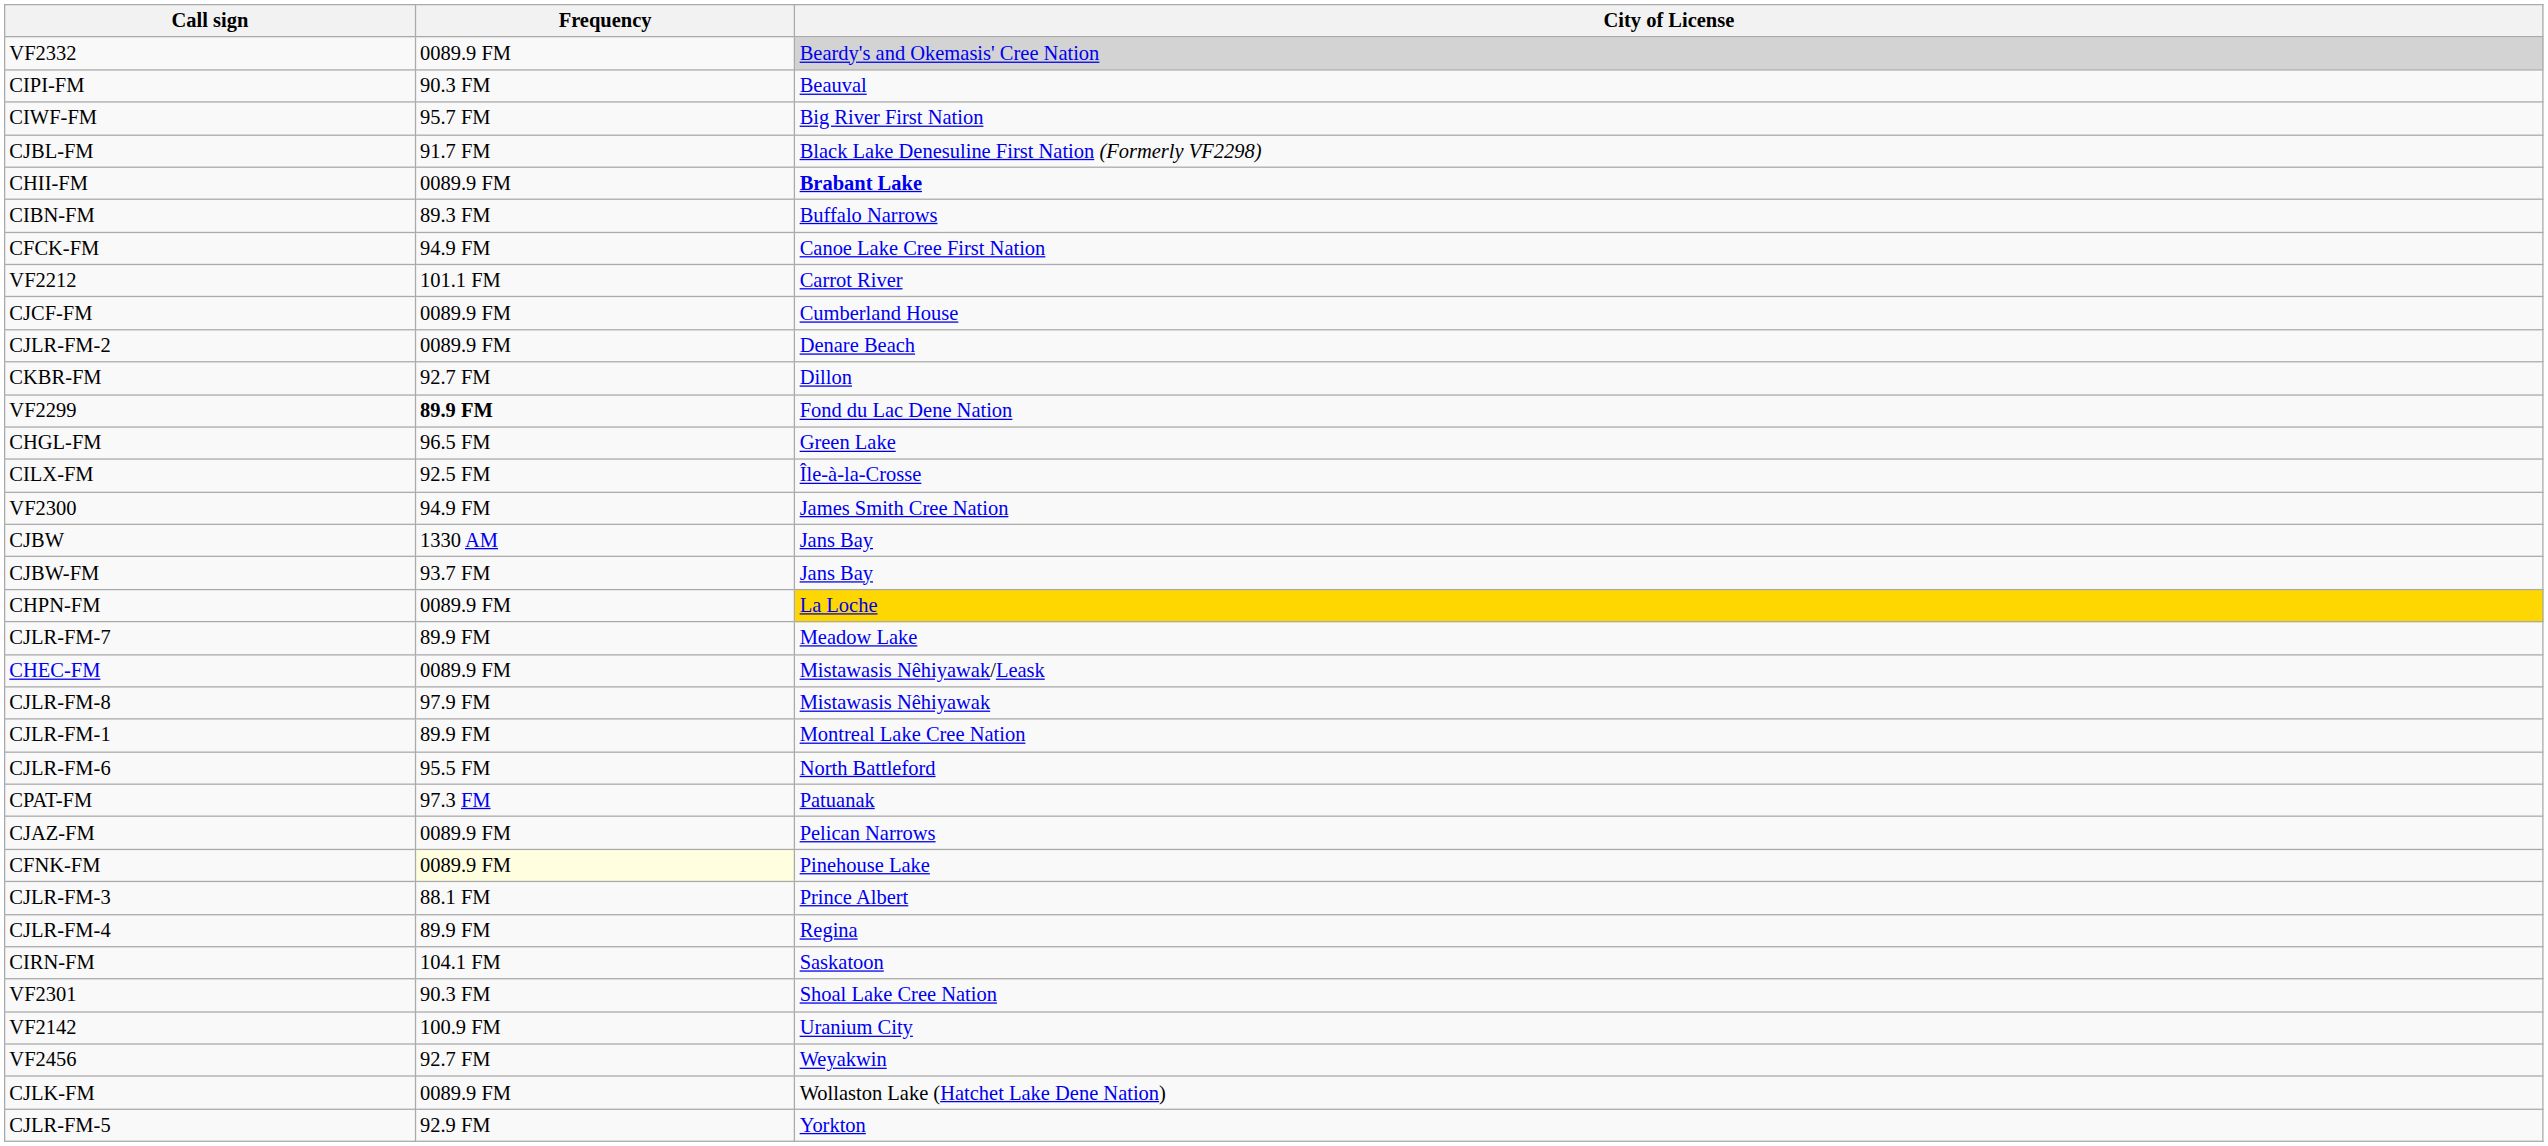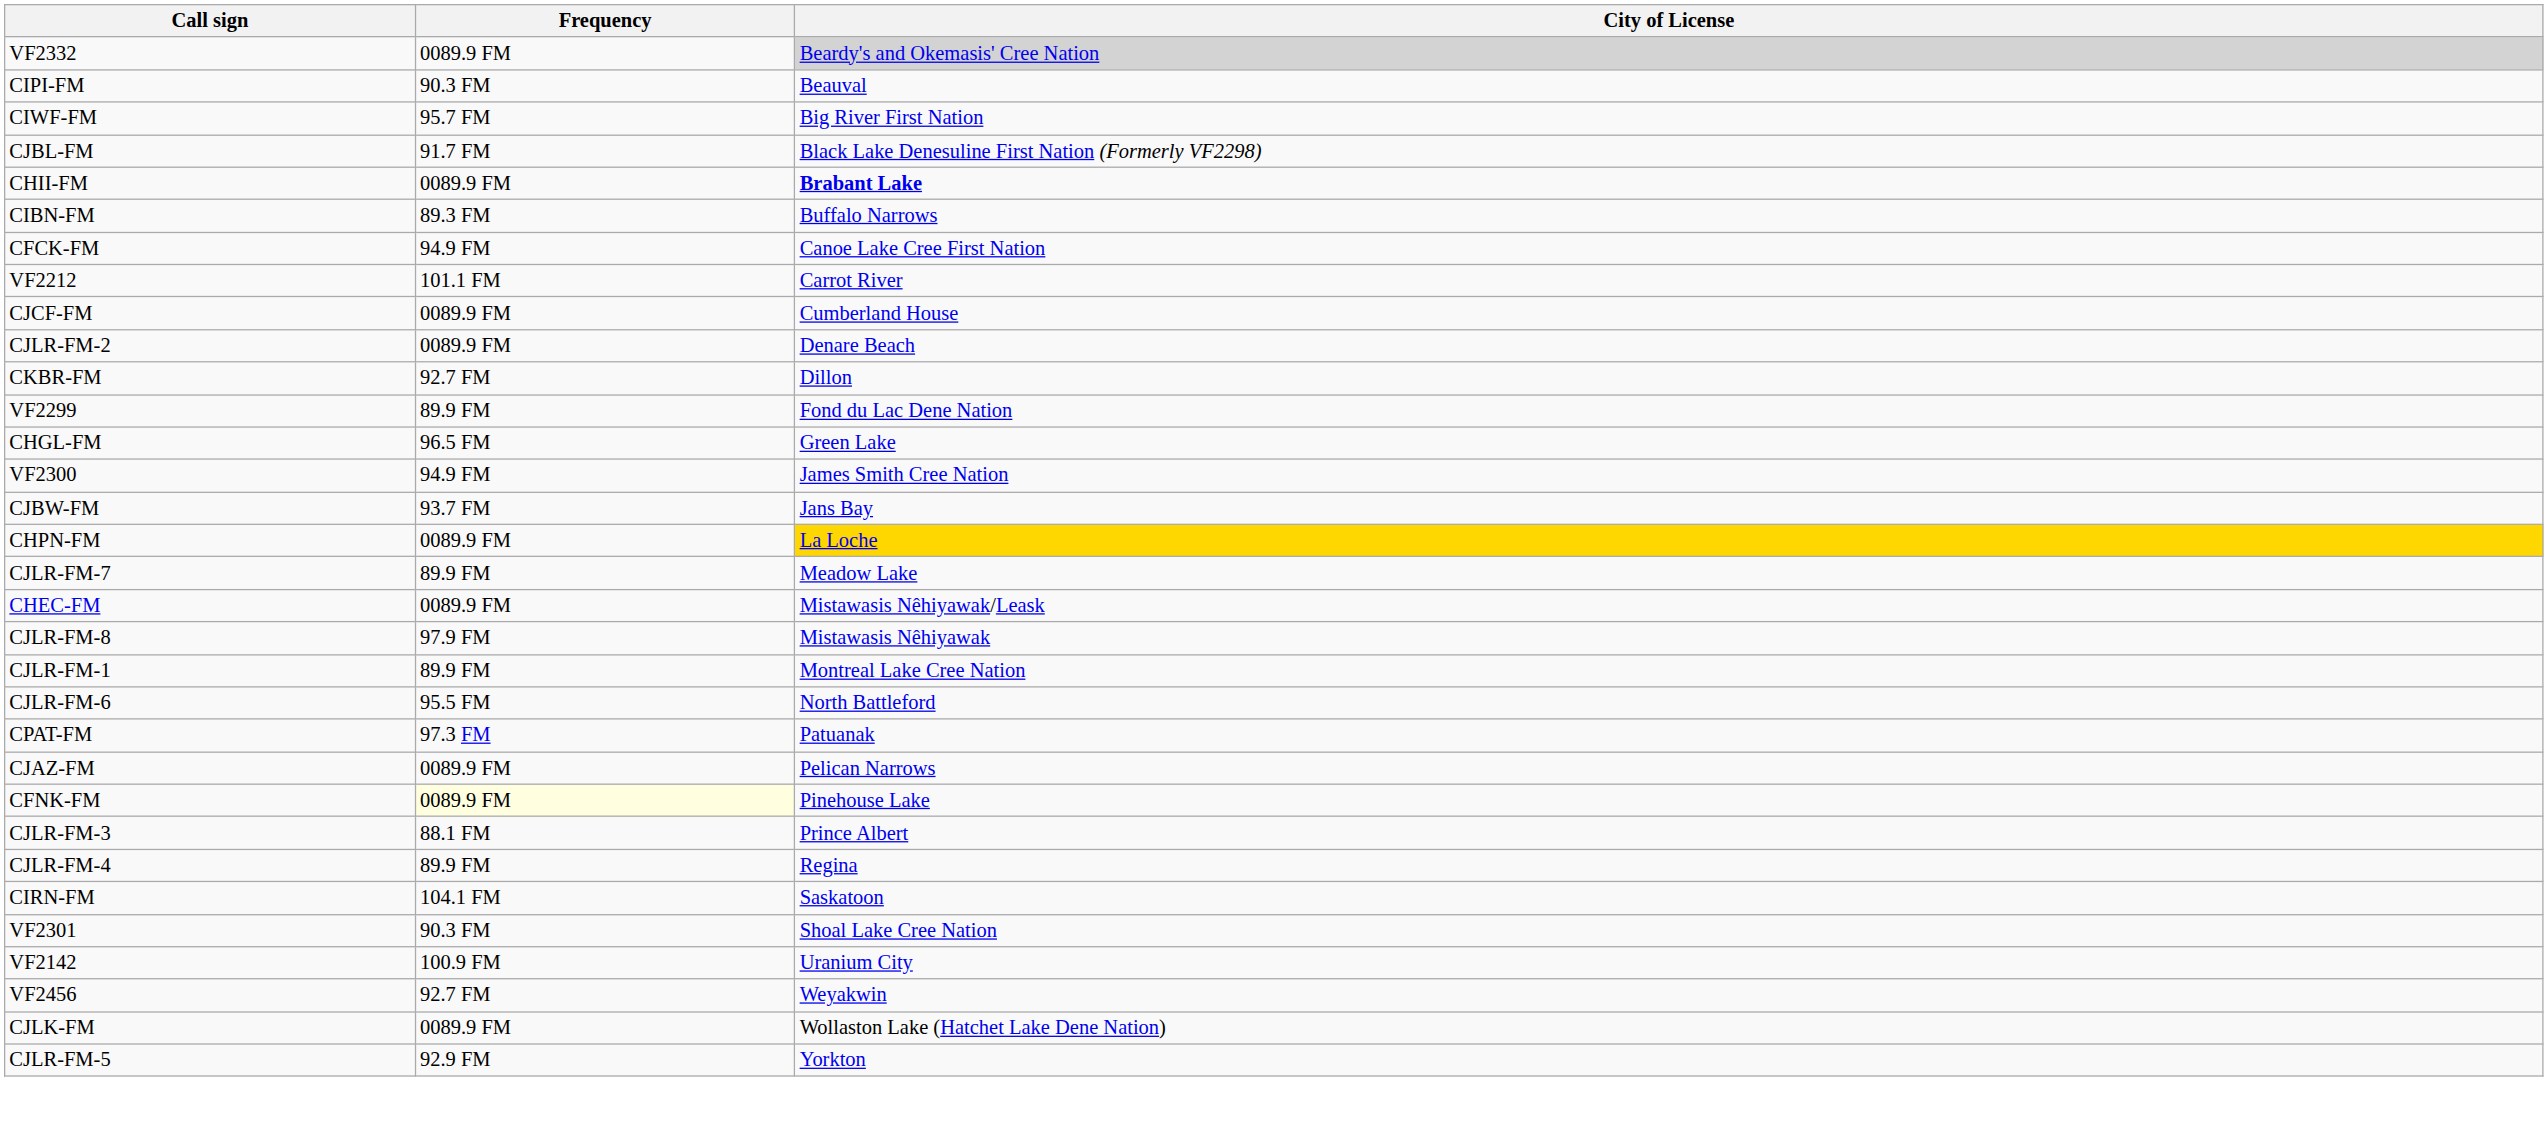(456, 410) bold -> (455, 410) normal
- row: (51, 475)
- row: (37, 540)
